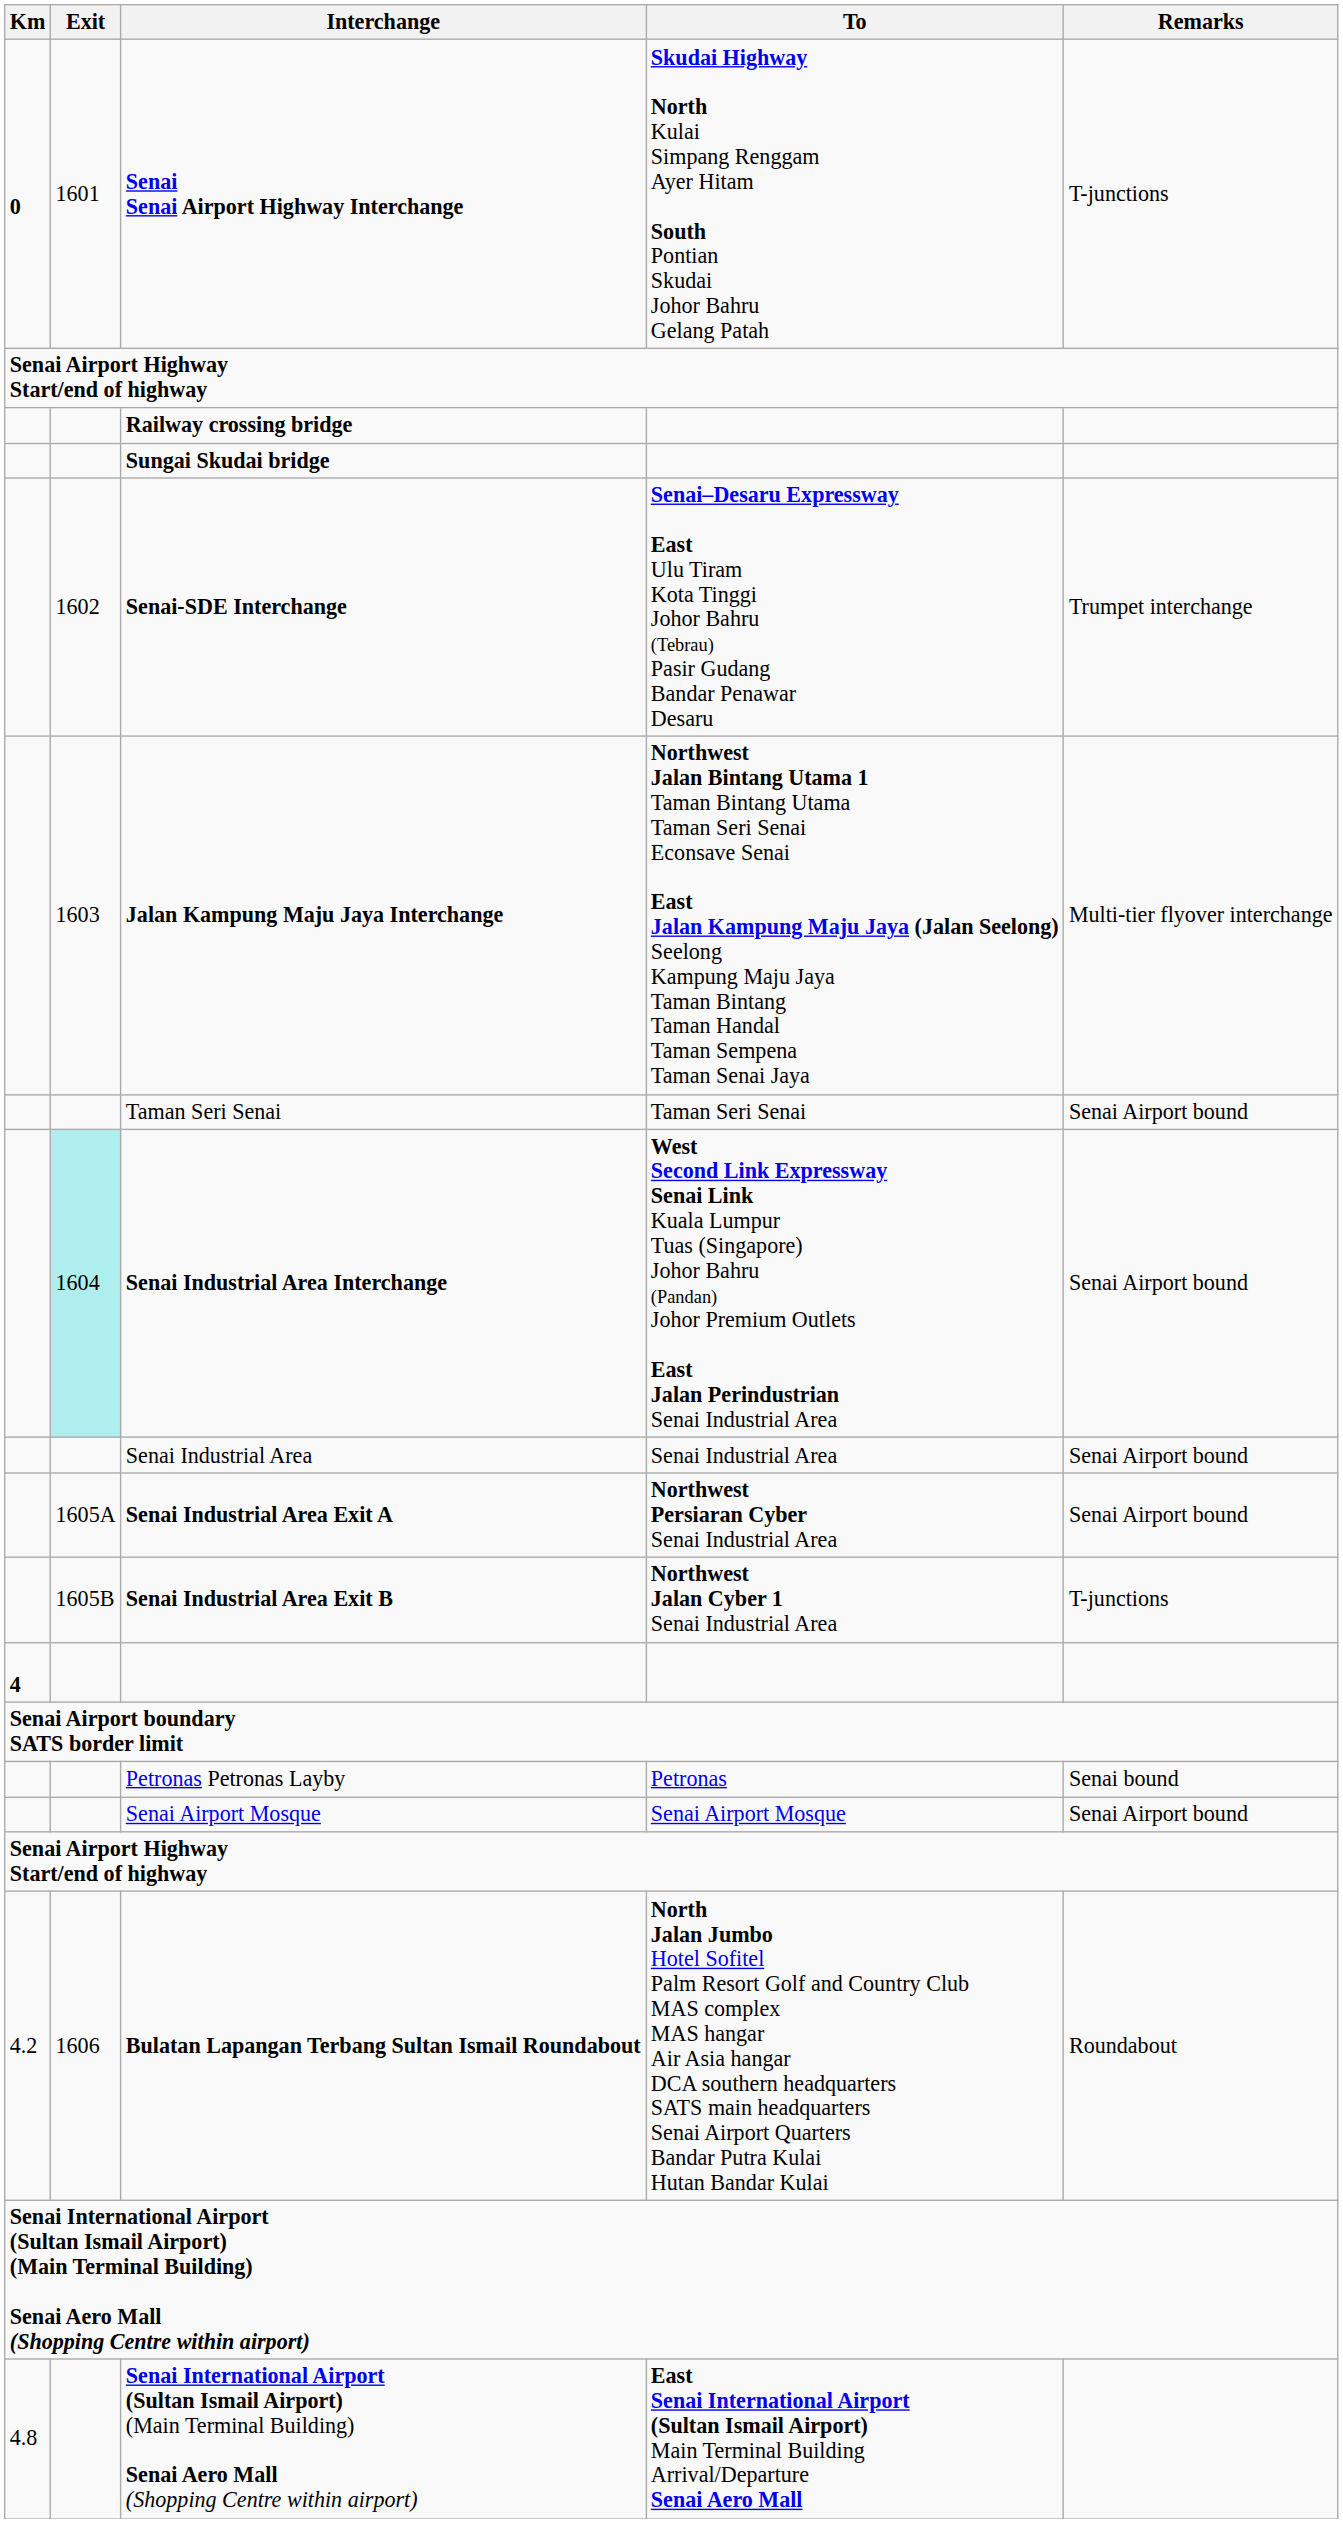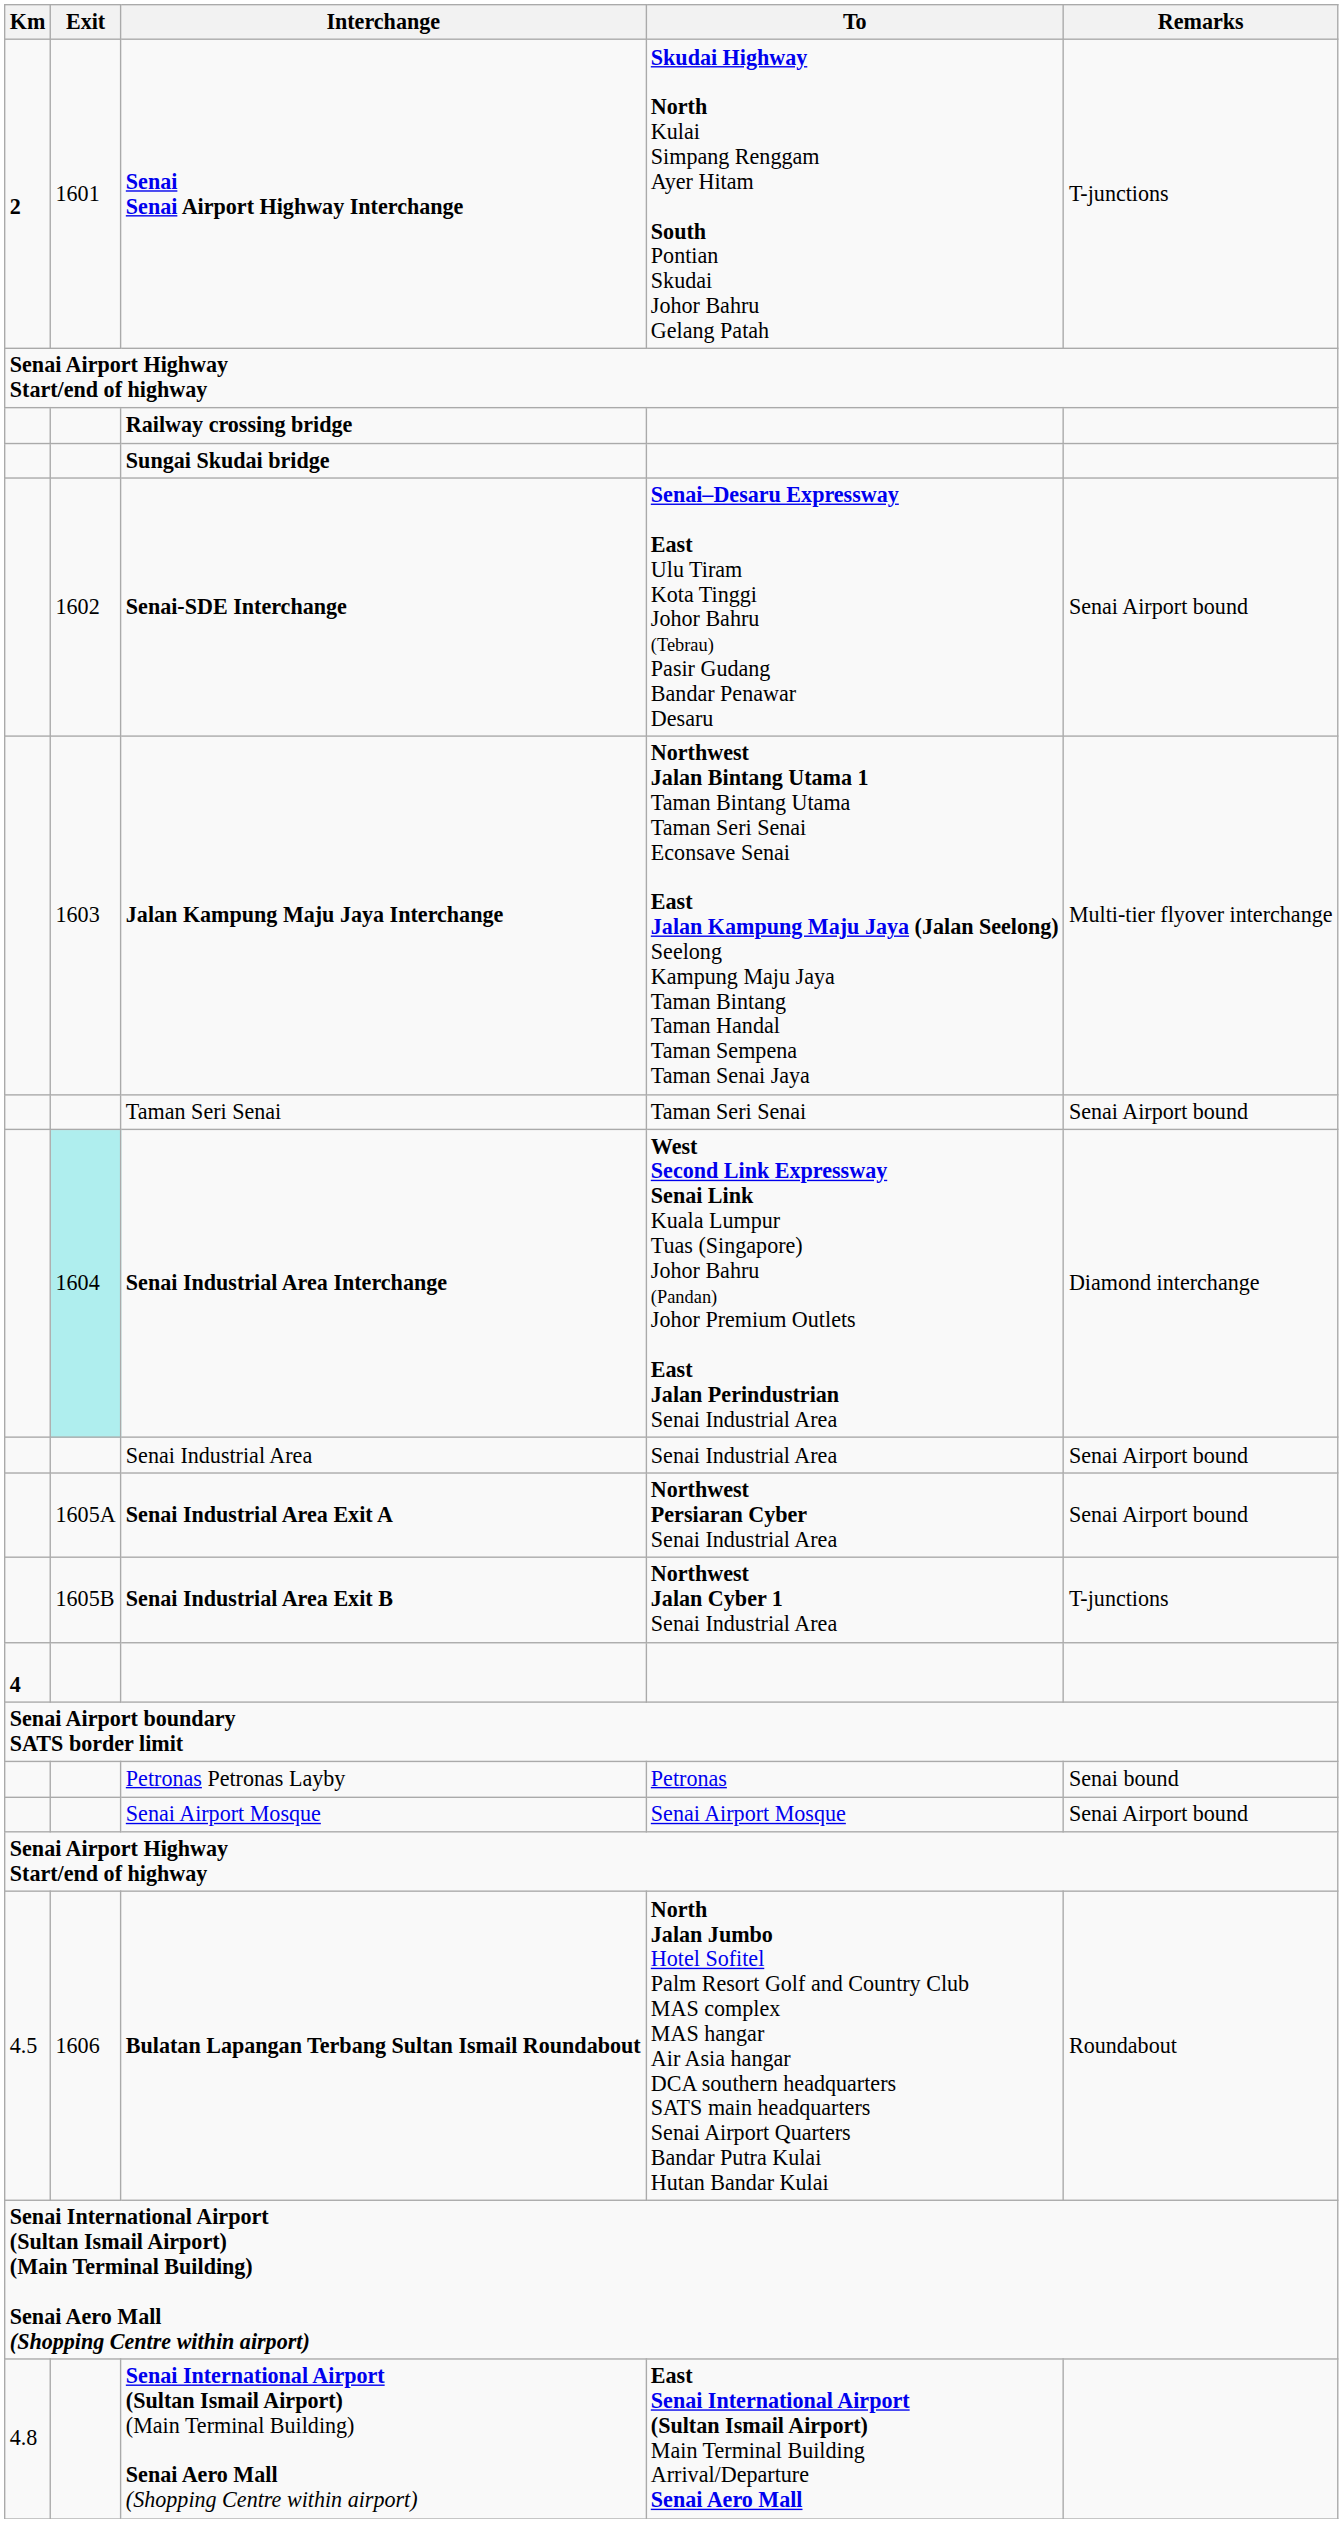(15, 206) 0 -> (15, 206) 2
(1161, 606) Trumpet interchange -> (1158, 606) Senai Airport bound
(1158, 1283) Senai Airport bound -> (1164, 1283) Diamond interchange
(24, 2045) 4.2 -> (24, 2045) 4.5
